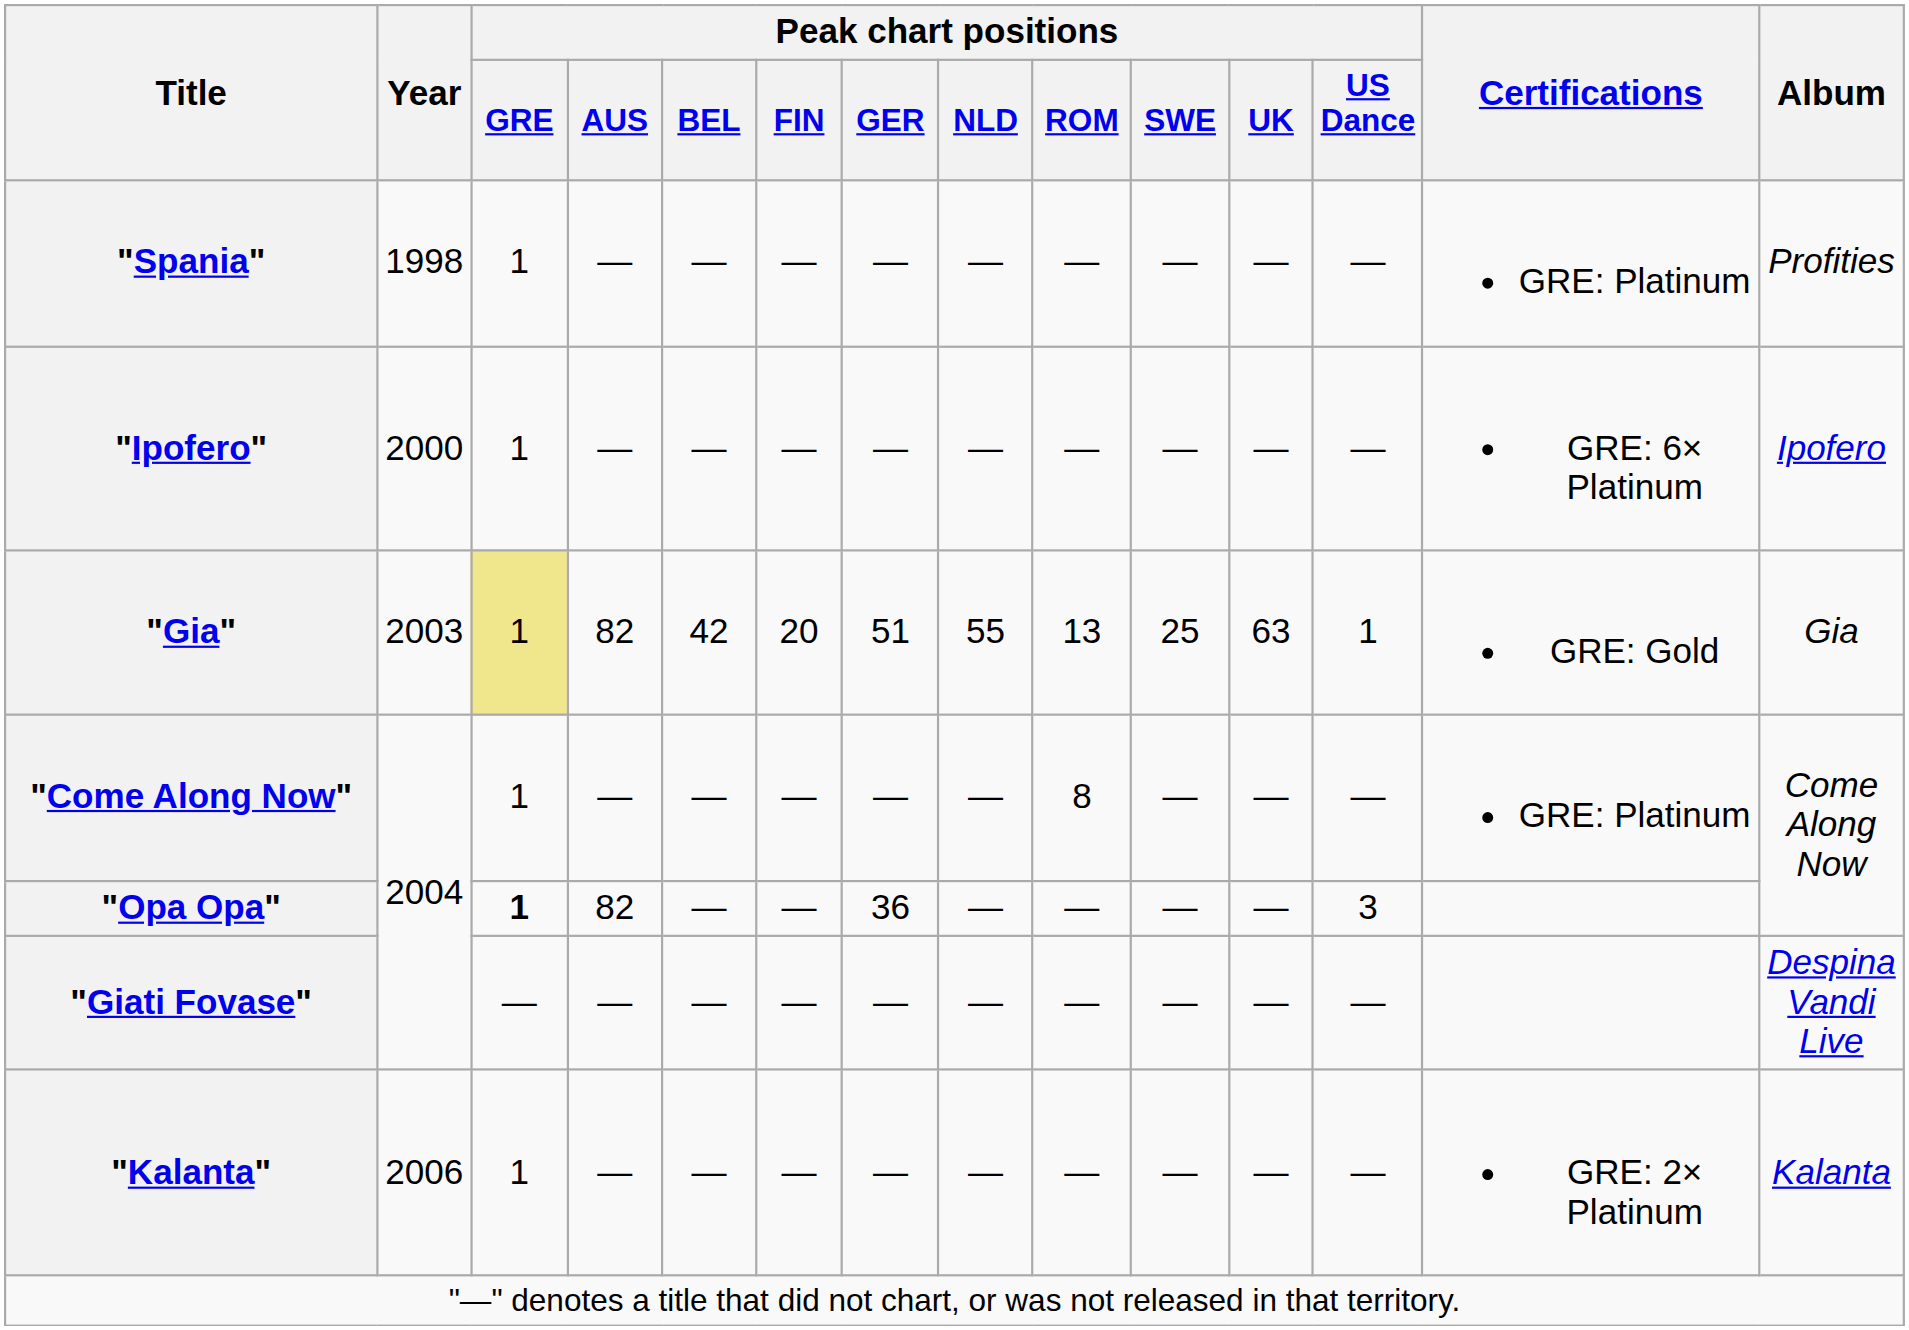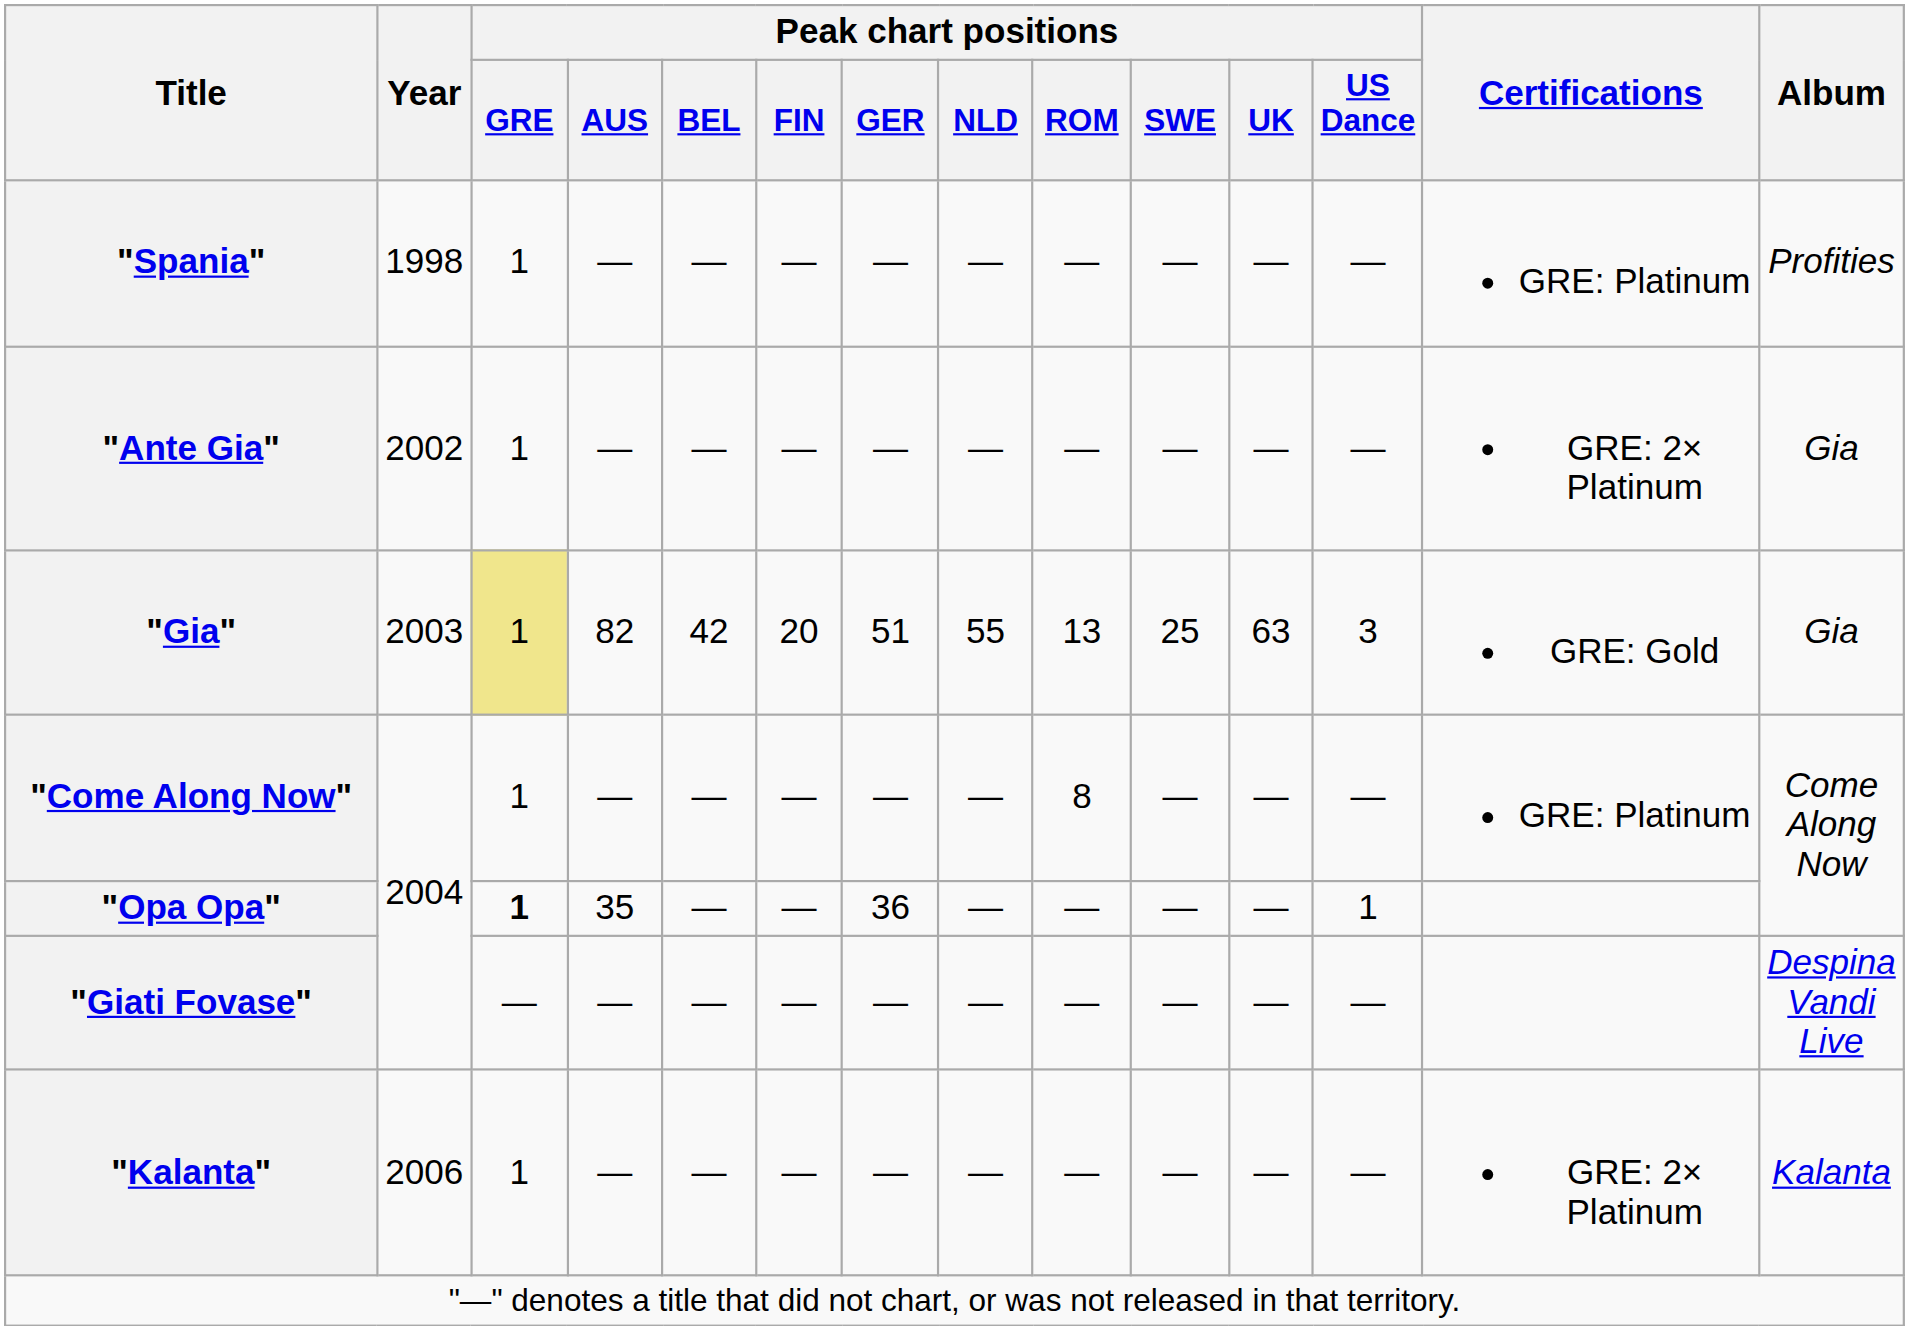- row: (191, 447)
+ row: (191, 447)
(1368, 632) 1 -> (1368, 632) 3
(615, 907) 82 -> (615, 907) 35
(1368, 907) 3 -> (1368, 907) 1
